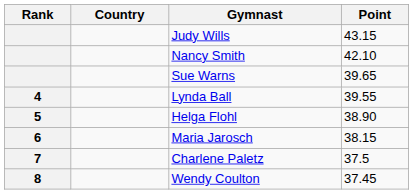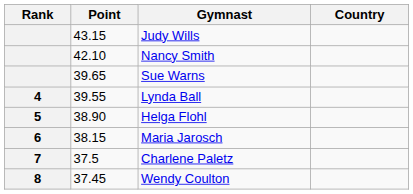columns swapped: (120, 14) <-> (375, 14)
